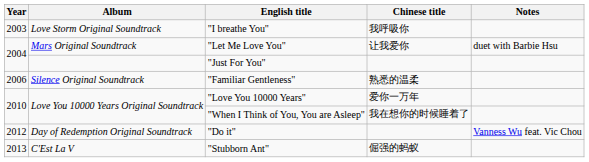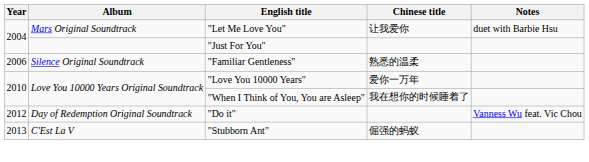- row: (238, 29)
